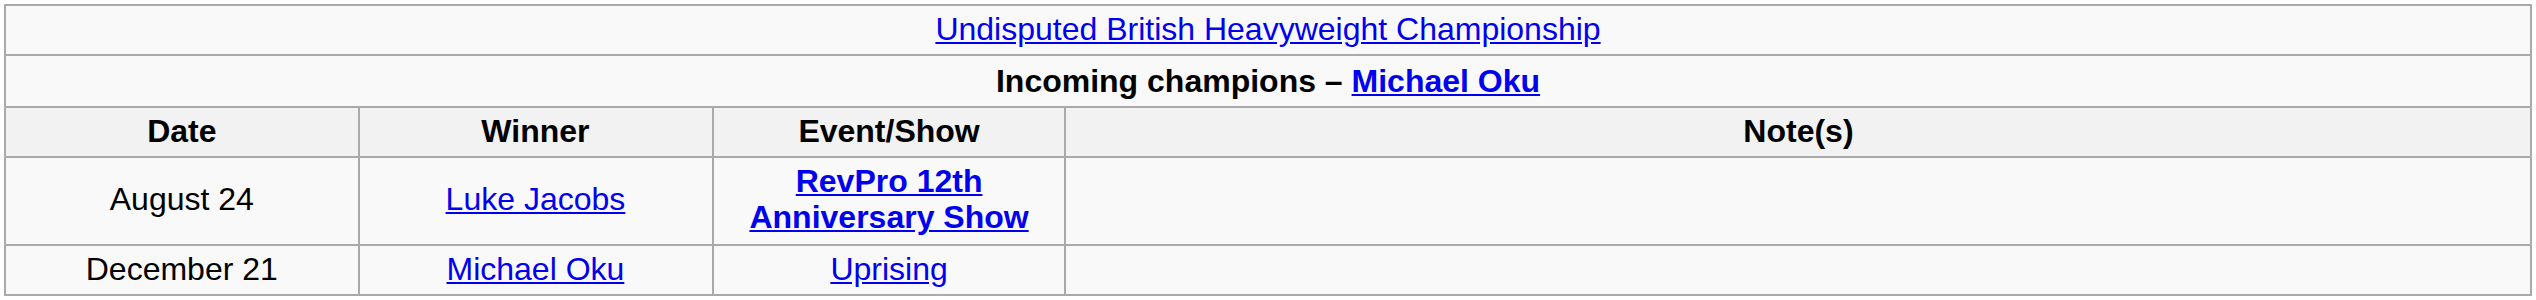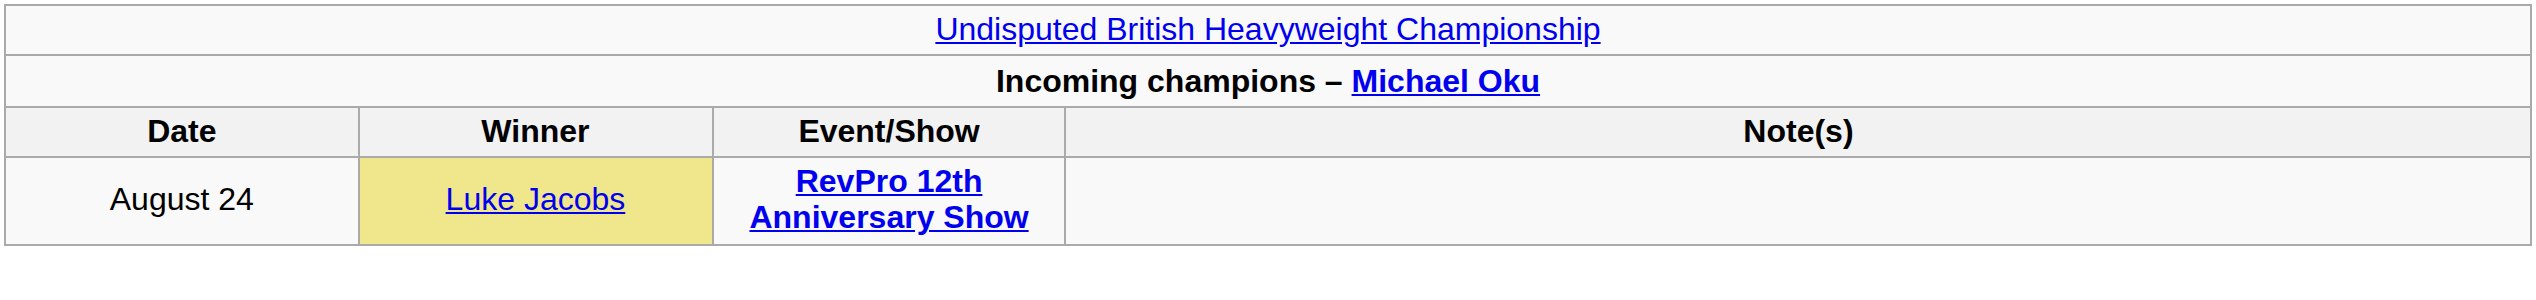(535, 200) no background -> (535, 200) khaki background
- row: (182, 268)
